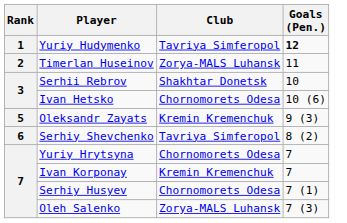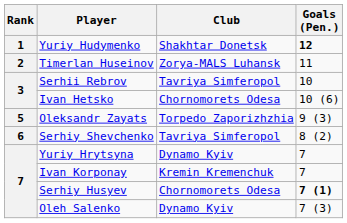(220, 45) Tavriya Simferopol -> (213, 45) Shakhtar Donetsk
(213, 81) Shakhtar Donetsk -> (220, 81) Tavriya Simferopol
(216, 118) Kremin Kremenchuk -> (226, 118) Torpedo Zaporizhzhia
(220, 154) Chornomorets Odesa -> (196, 154) Dynamo Kyiv
(302, 190) normal -> (316, 190) bold
(220, 209) Zorya-MALS Luhansk -> (196, 209) Dynamo Kyiv
